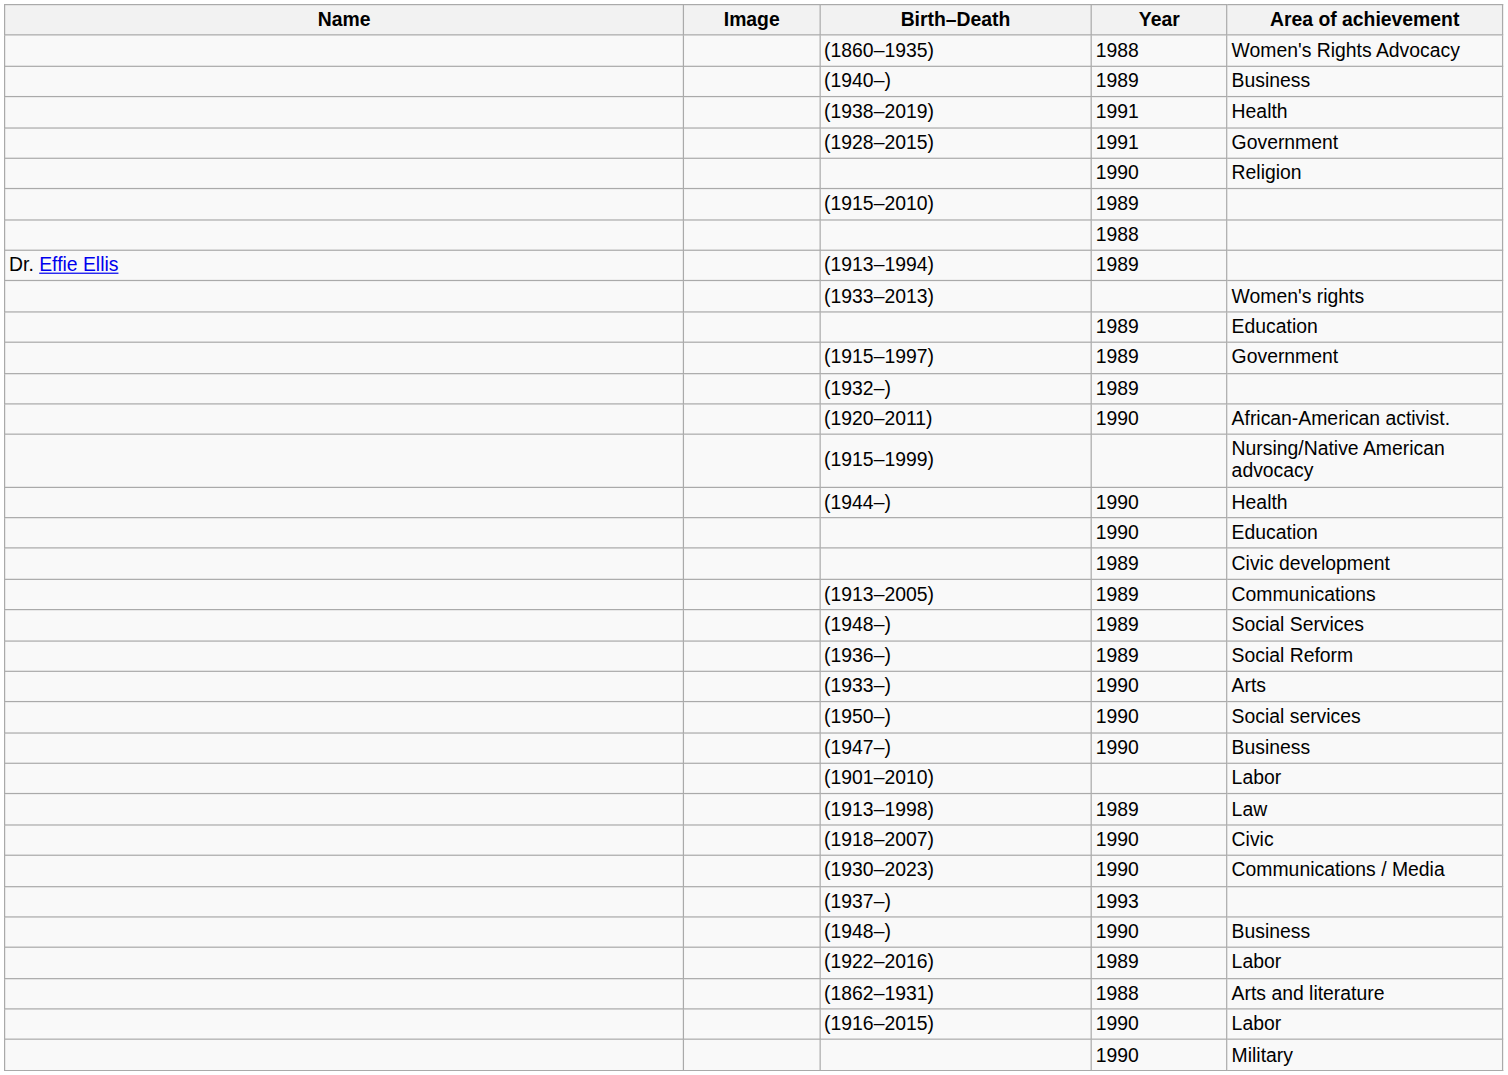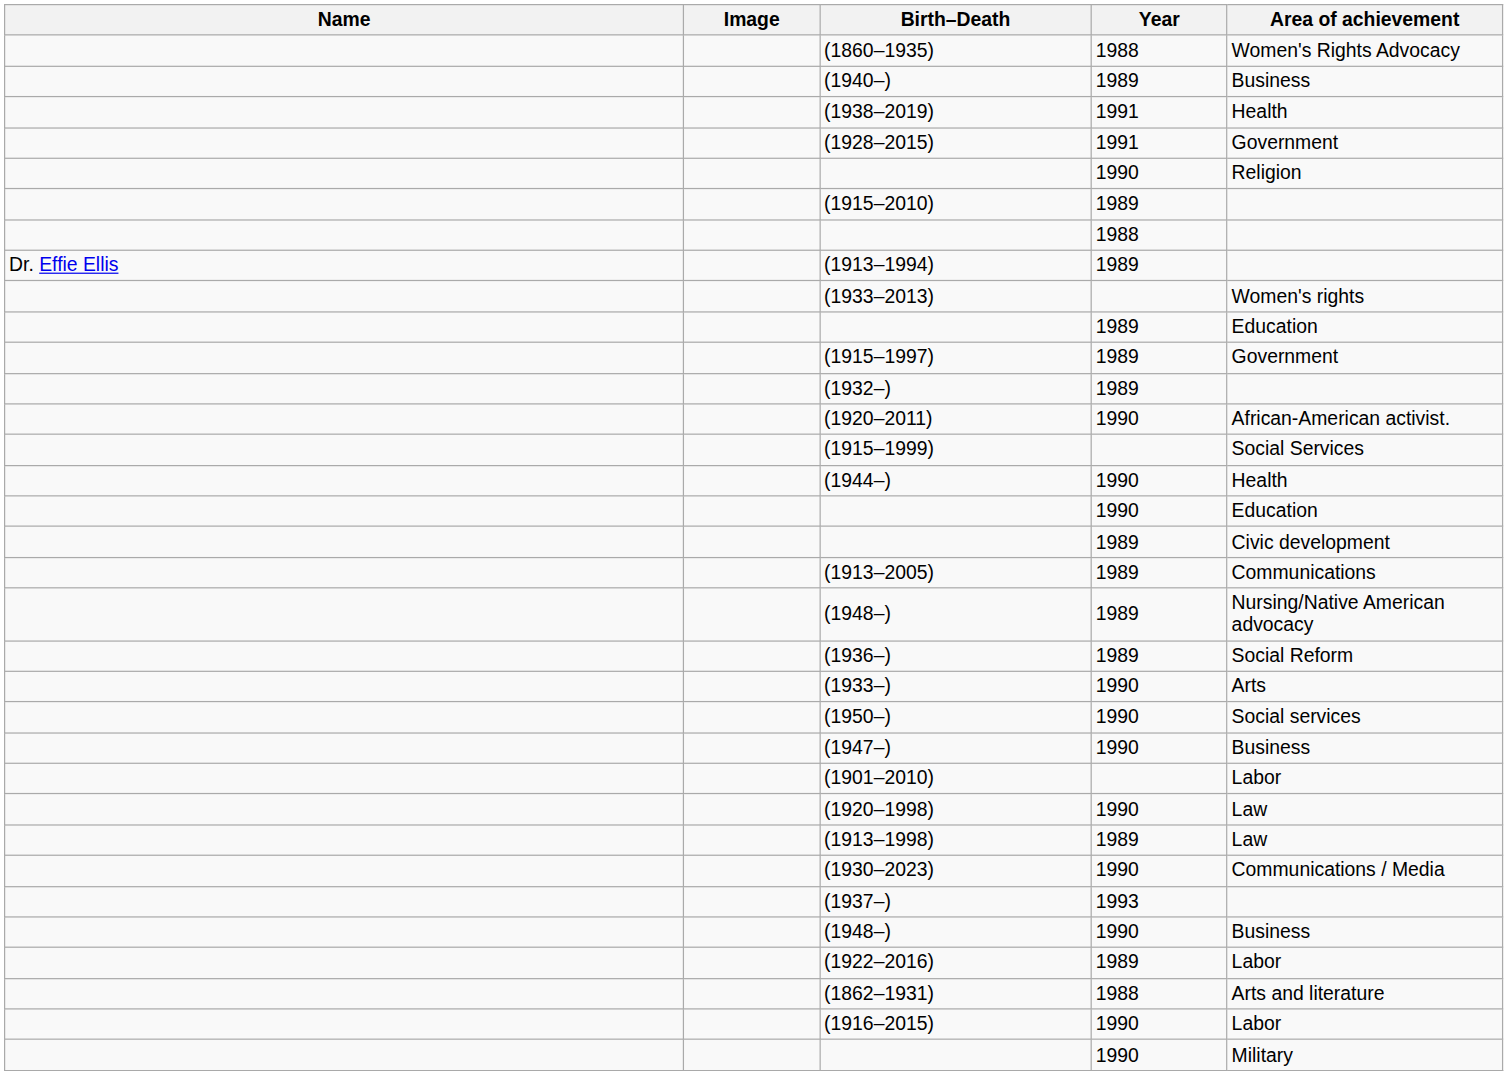(1338, 460) Nursing/Native American advocacy -> (1298, 449) Social Services
(1298, 625) Social Services -> (1338, 614) Nursing/Native American advocacy
+ row: (879, 809)
- row: (879, 839)
